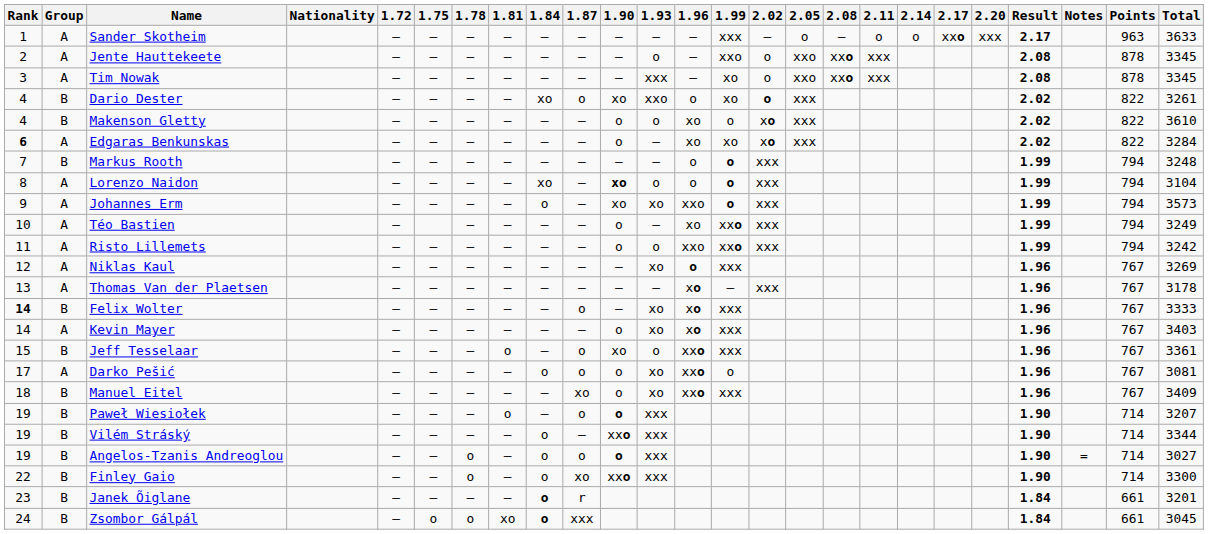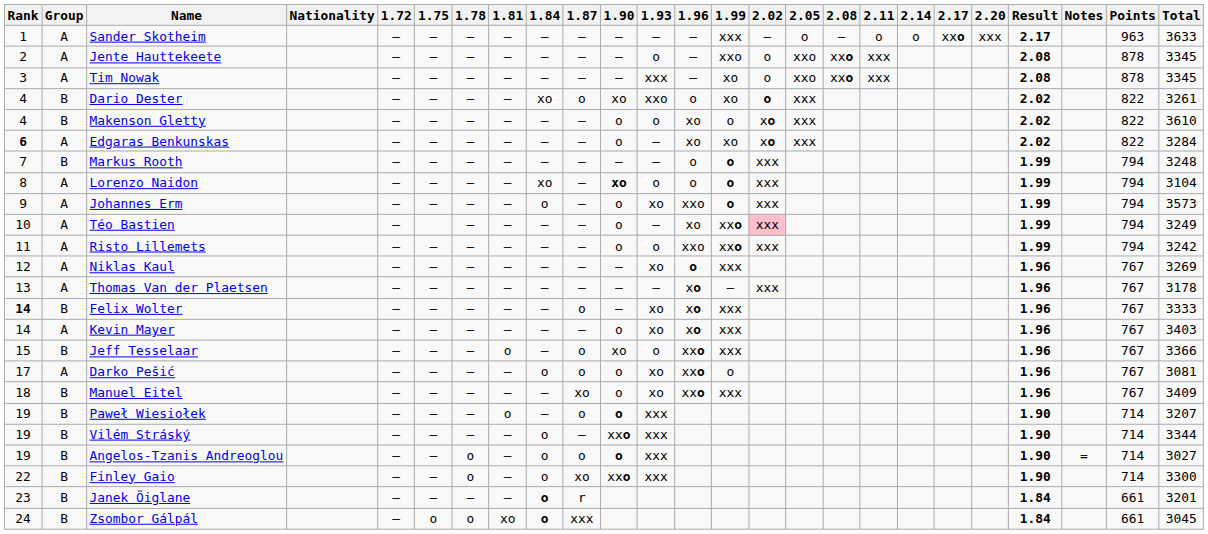(619, 204) xo -> (619, 204) o
(767, 225) no background -> (767, 225) pink background
(1181, 351) 3361 -> (1181, 351) 3366
